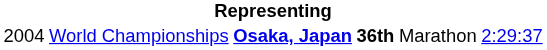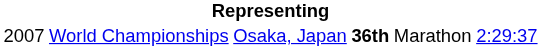(24, 36) 2004 -> (24, 36) 2007
(293, 36) bold -> (290, 36) normal
